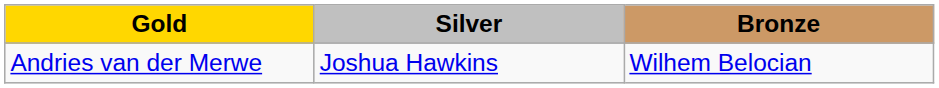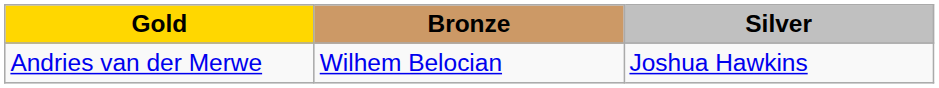columns swapped: (469, 23) <-> (779, 23)
